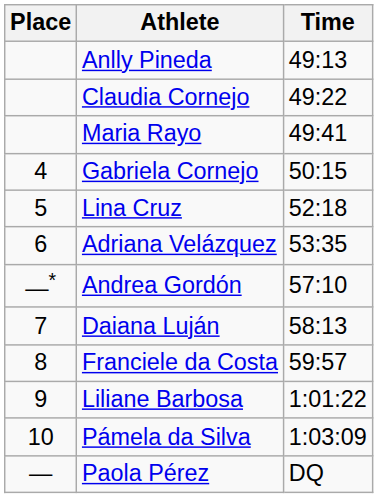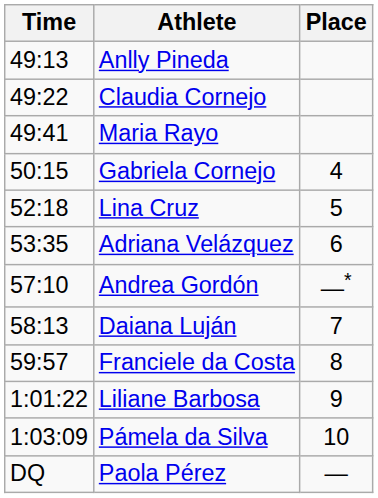columns swapped: (41, 23) <-> (328, 23)
